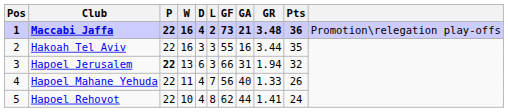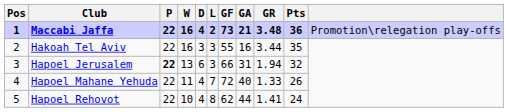(227, 82) 56 -> (227, 82) 72
